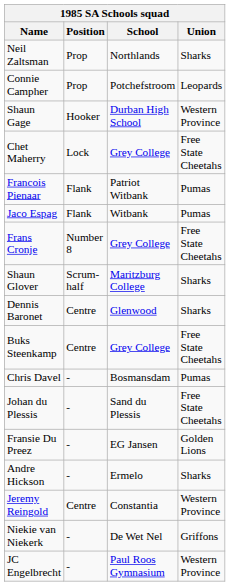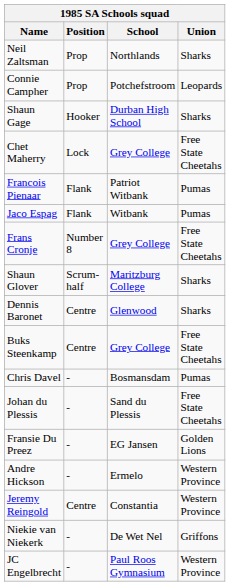(200, 115) Western Province -> (196, 115) Sharks
(196, 475) Sharks -> (200, 475) Western Province
